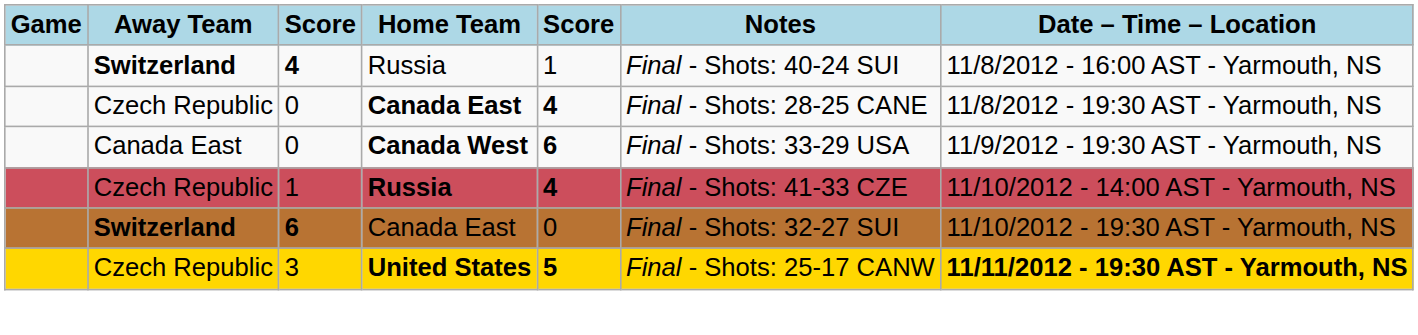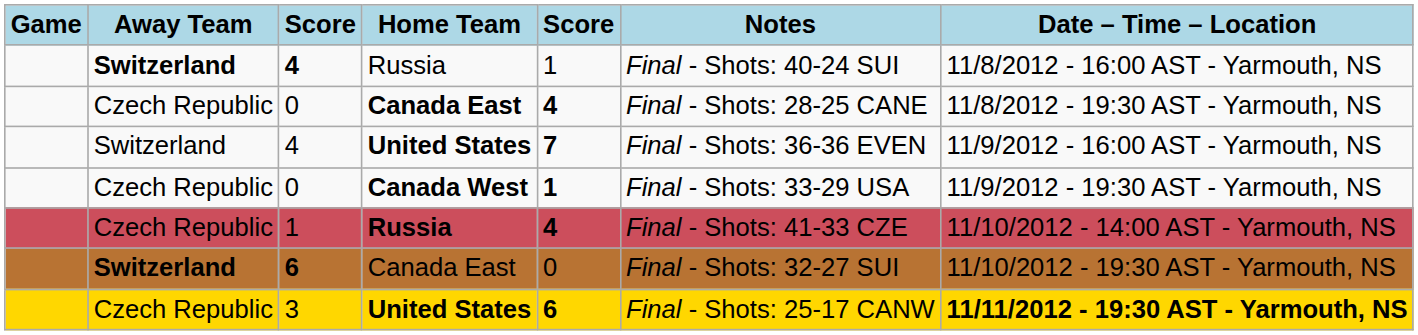+ row: (292, 146)
(168, 146) Canada East -> (183, 187) Czech Republic
(550, 146) 6 -> (550, 187) 1
(550, 268) 5 -> (550, 308) 6
